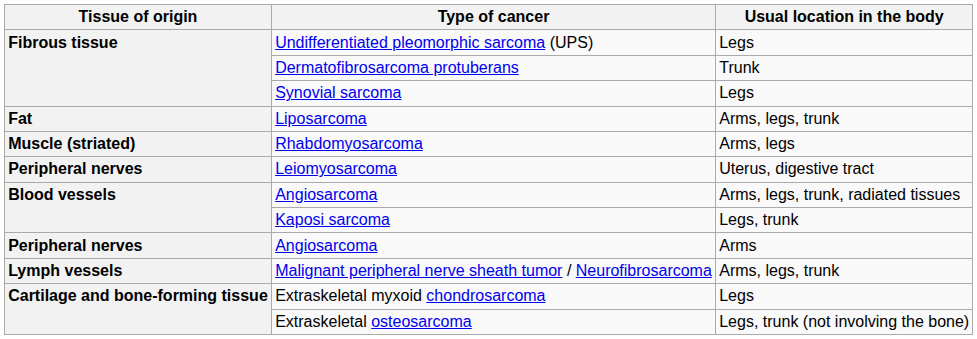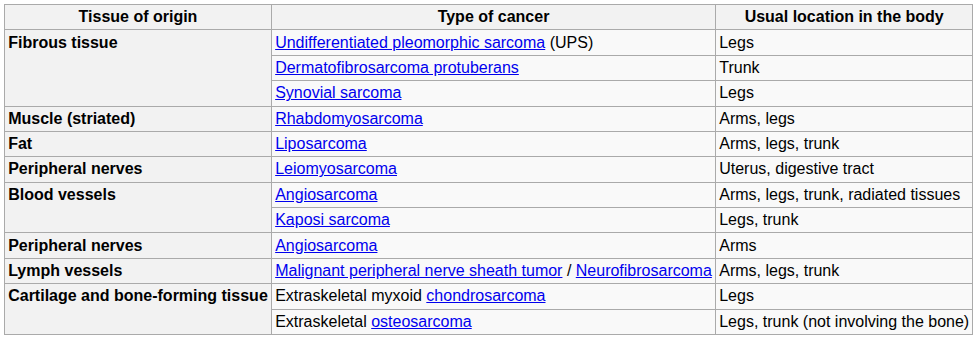rows swapped: (321, 118) <-> (349, 144)
